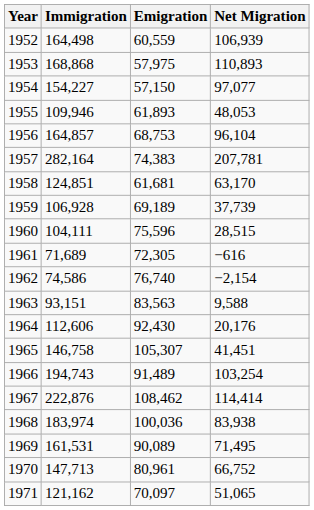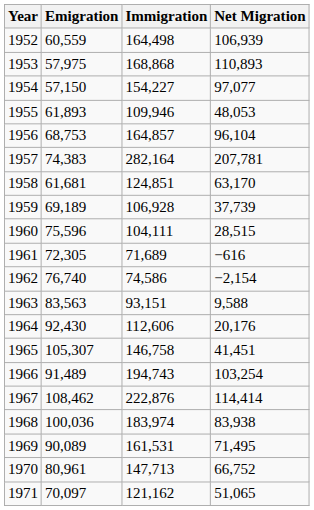columns swapped: (86, 16) <-> (171, 16)
